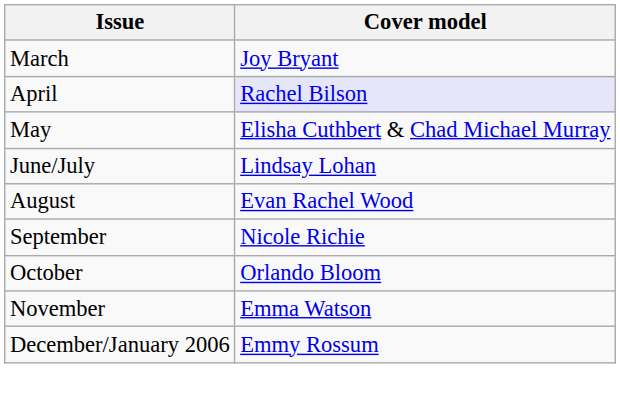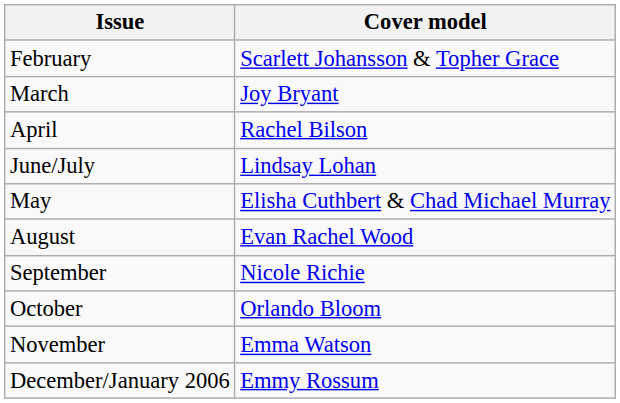+ row: (51, 58)
(304, 93) lavender background -> (304, 129) no background
rows swapped: (31, 129) <-> (53, 165)
